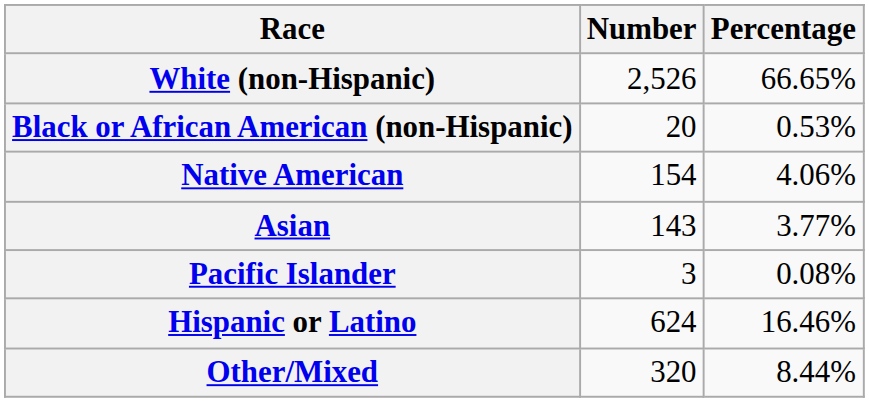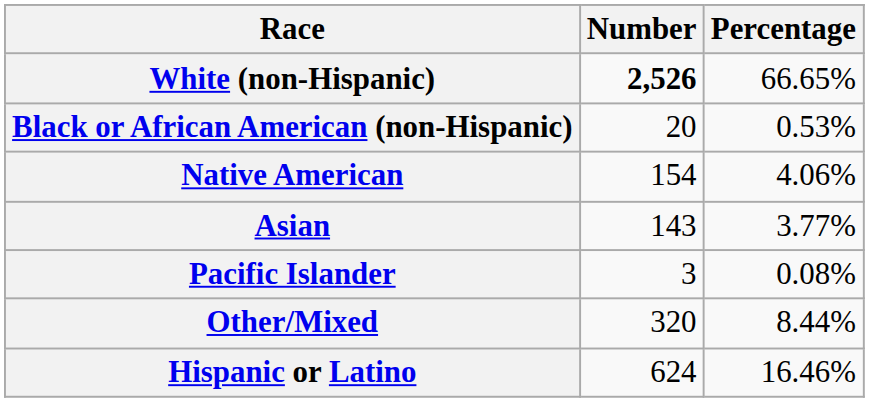(662, 77) normal -> (662, 77) bold
rows swapped: (292, 371) <-> (292, 322)
